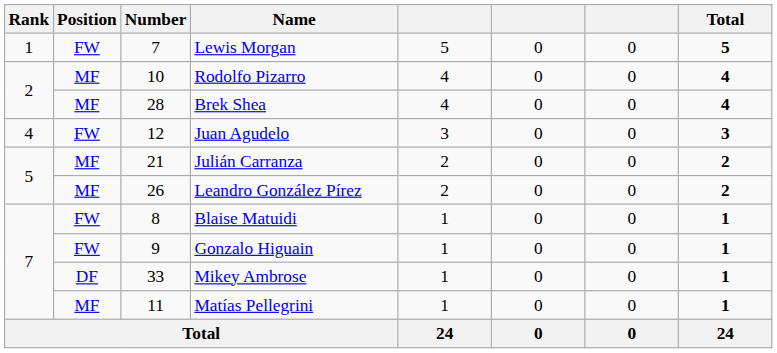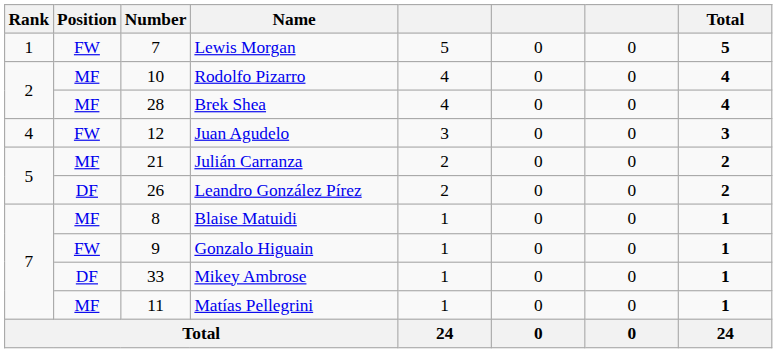(87, 190) MF -> (87, 190) DF
(87, 218) FW -> (87, 218) MF
